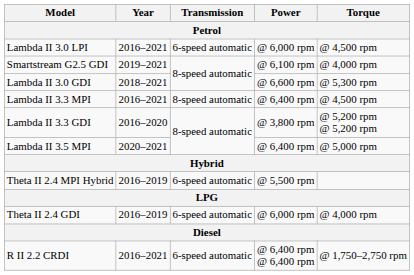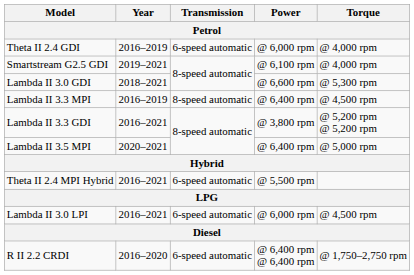rows swapped: (43, 215) <-> (47, 47)
(143, 99) 2016–2021 -> (143, 99) 2016–2019
(143, 122) 2016–2020 -> (143, 122) 2016–2021
(143, 180) 2016–2019 -> (143, 180) 2016–2021
(143, 255) 2016–2021 -> (143, 255) 2016–2020
